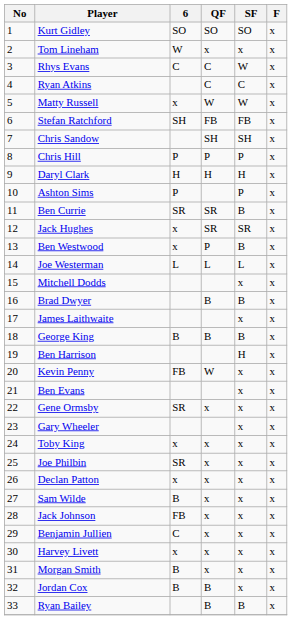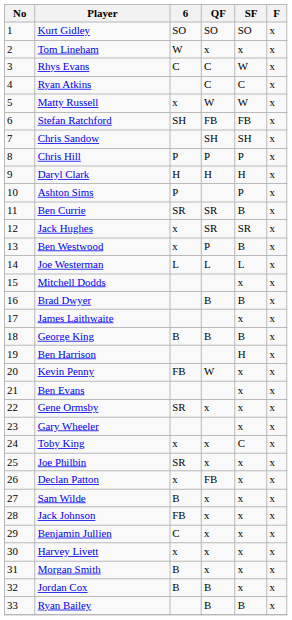(240, 443) x -> (241, 443) C
(207, 479) x -> (211, 479) FB
